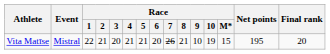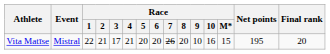(116, 42) 20 -> (116, 42) 17
(143, 42) 21 -> (143, 42) 20
(184, 42) 21 -> (184, 42) 20
(211, 42) 19 -> (211, 42) 16
